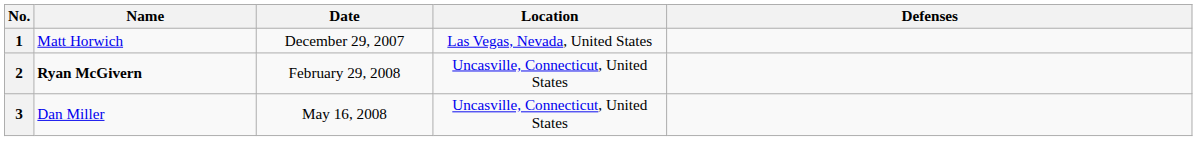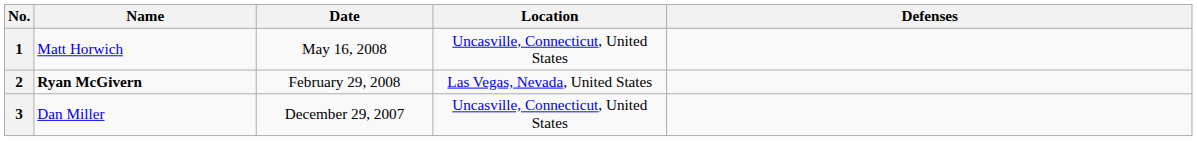(345, 40) December 29, 2007 -> (345, 49) May 16, 2008
(550, 40) Las Vegas, Nevada, United States -> (550, 49) Uncasville, Connecticut, United States
(550, 73) Uncasville, Connecticut, United States -> (550, 81) Las Vegas, Nevada, United States
(345, 114) May 16, 2008 -> (345, 114) December 29, 2007
